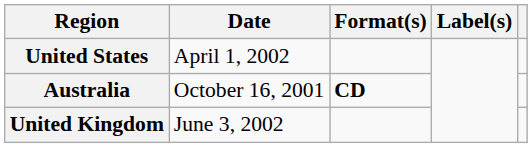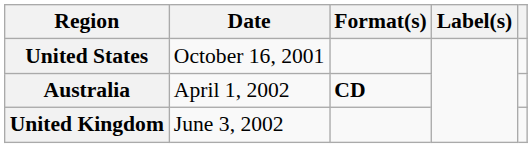(232, 55) April 1, 2002 -> (249, 55) October 16, 2001
(249, 90) October 16, 2001 -> (232, 90) April 1, 2002
